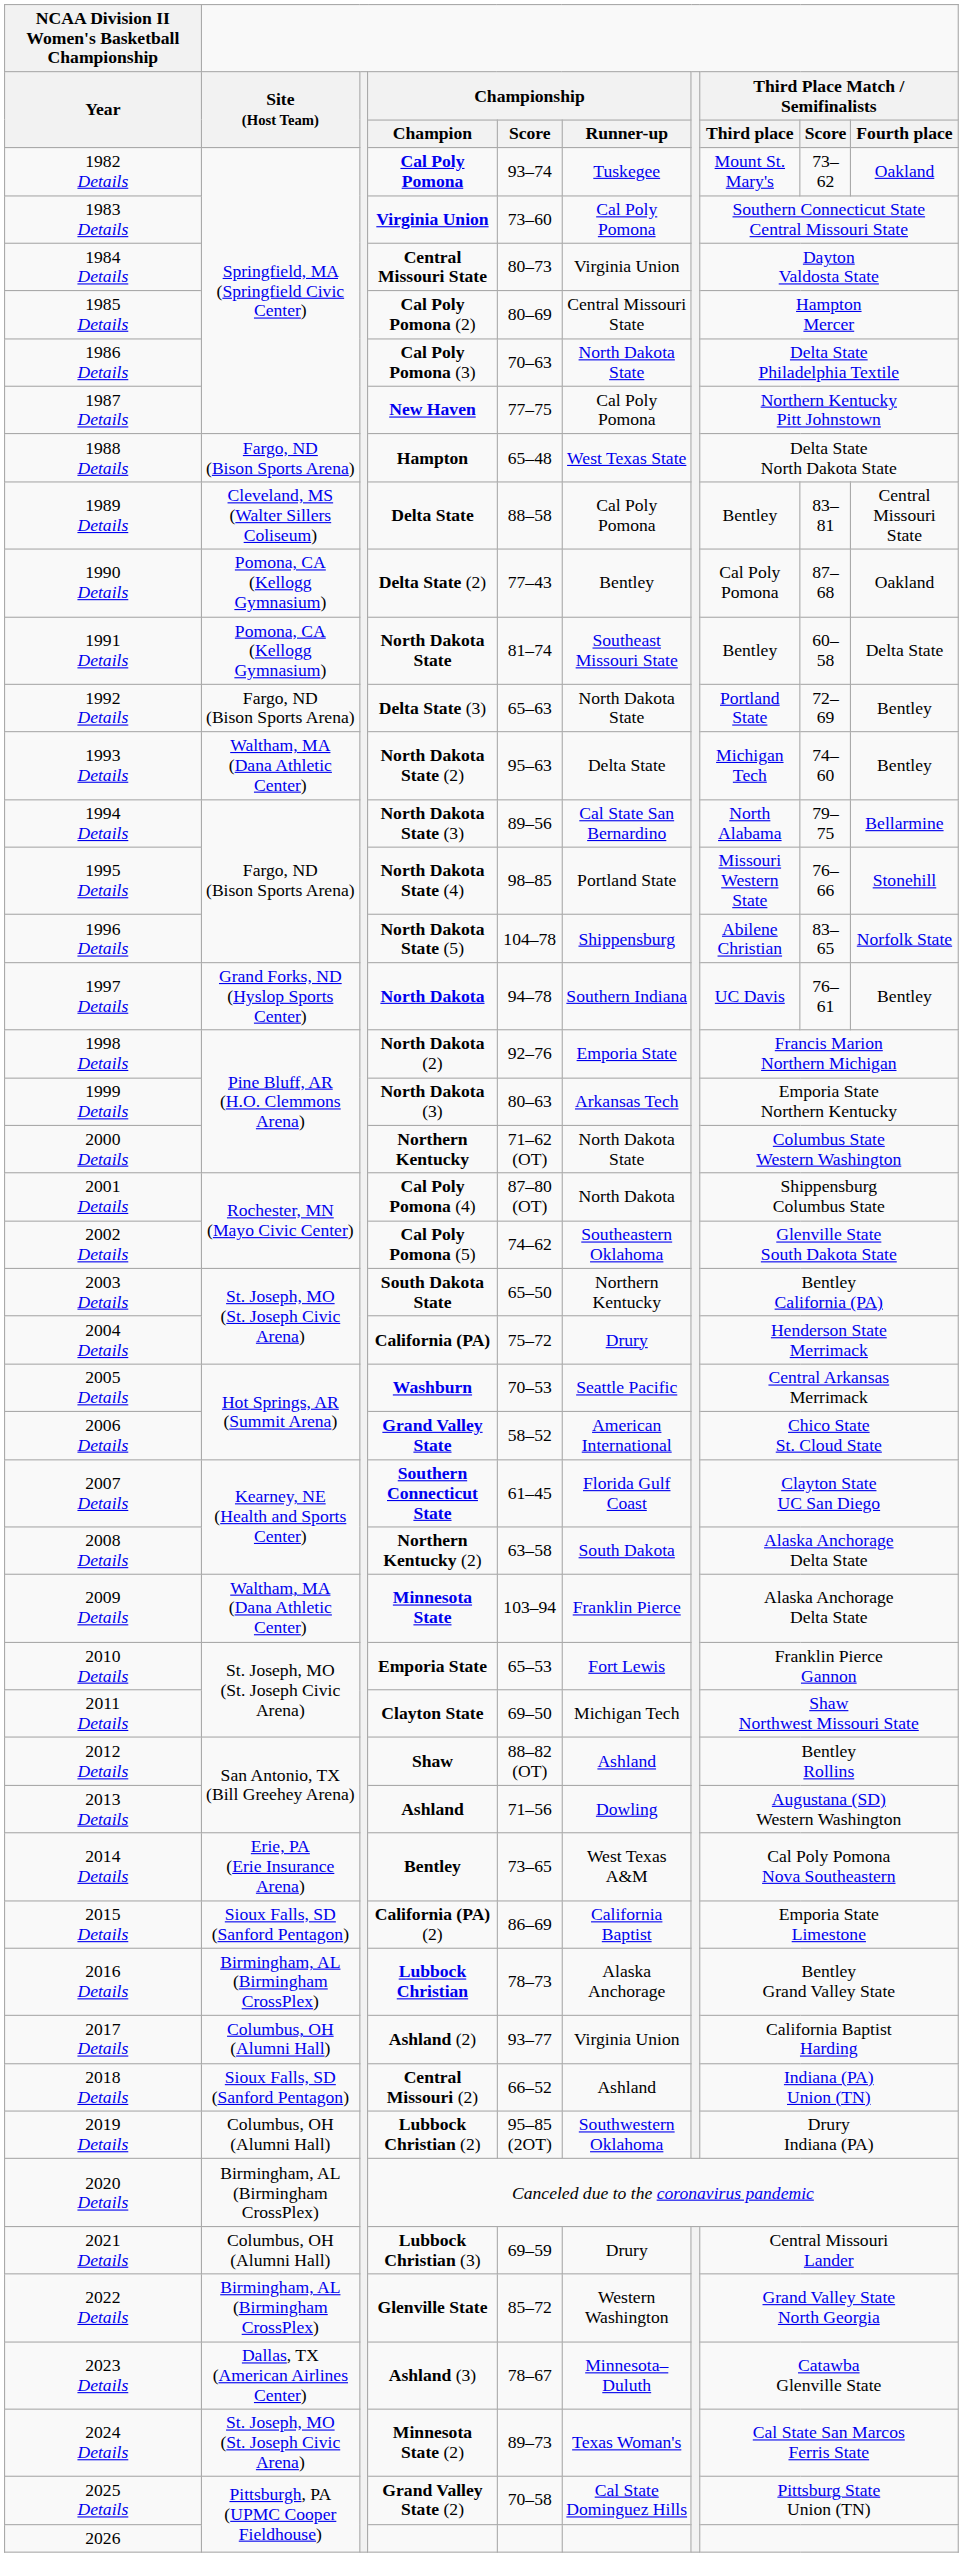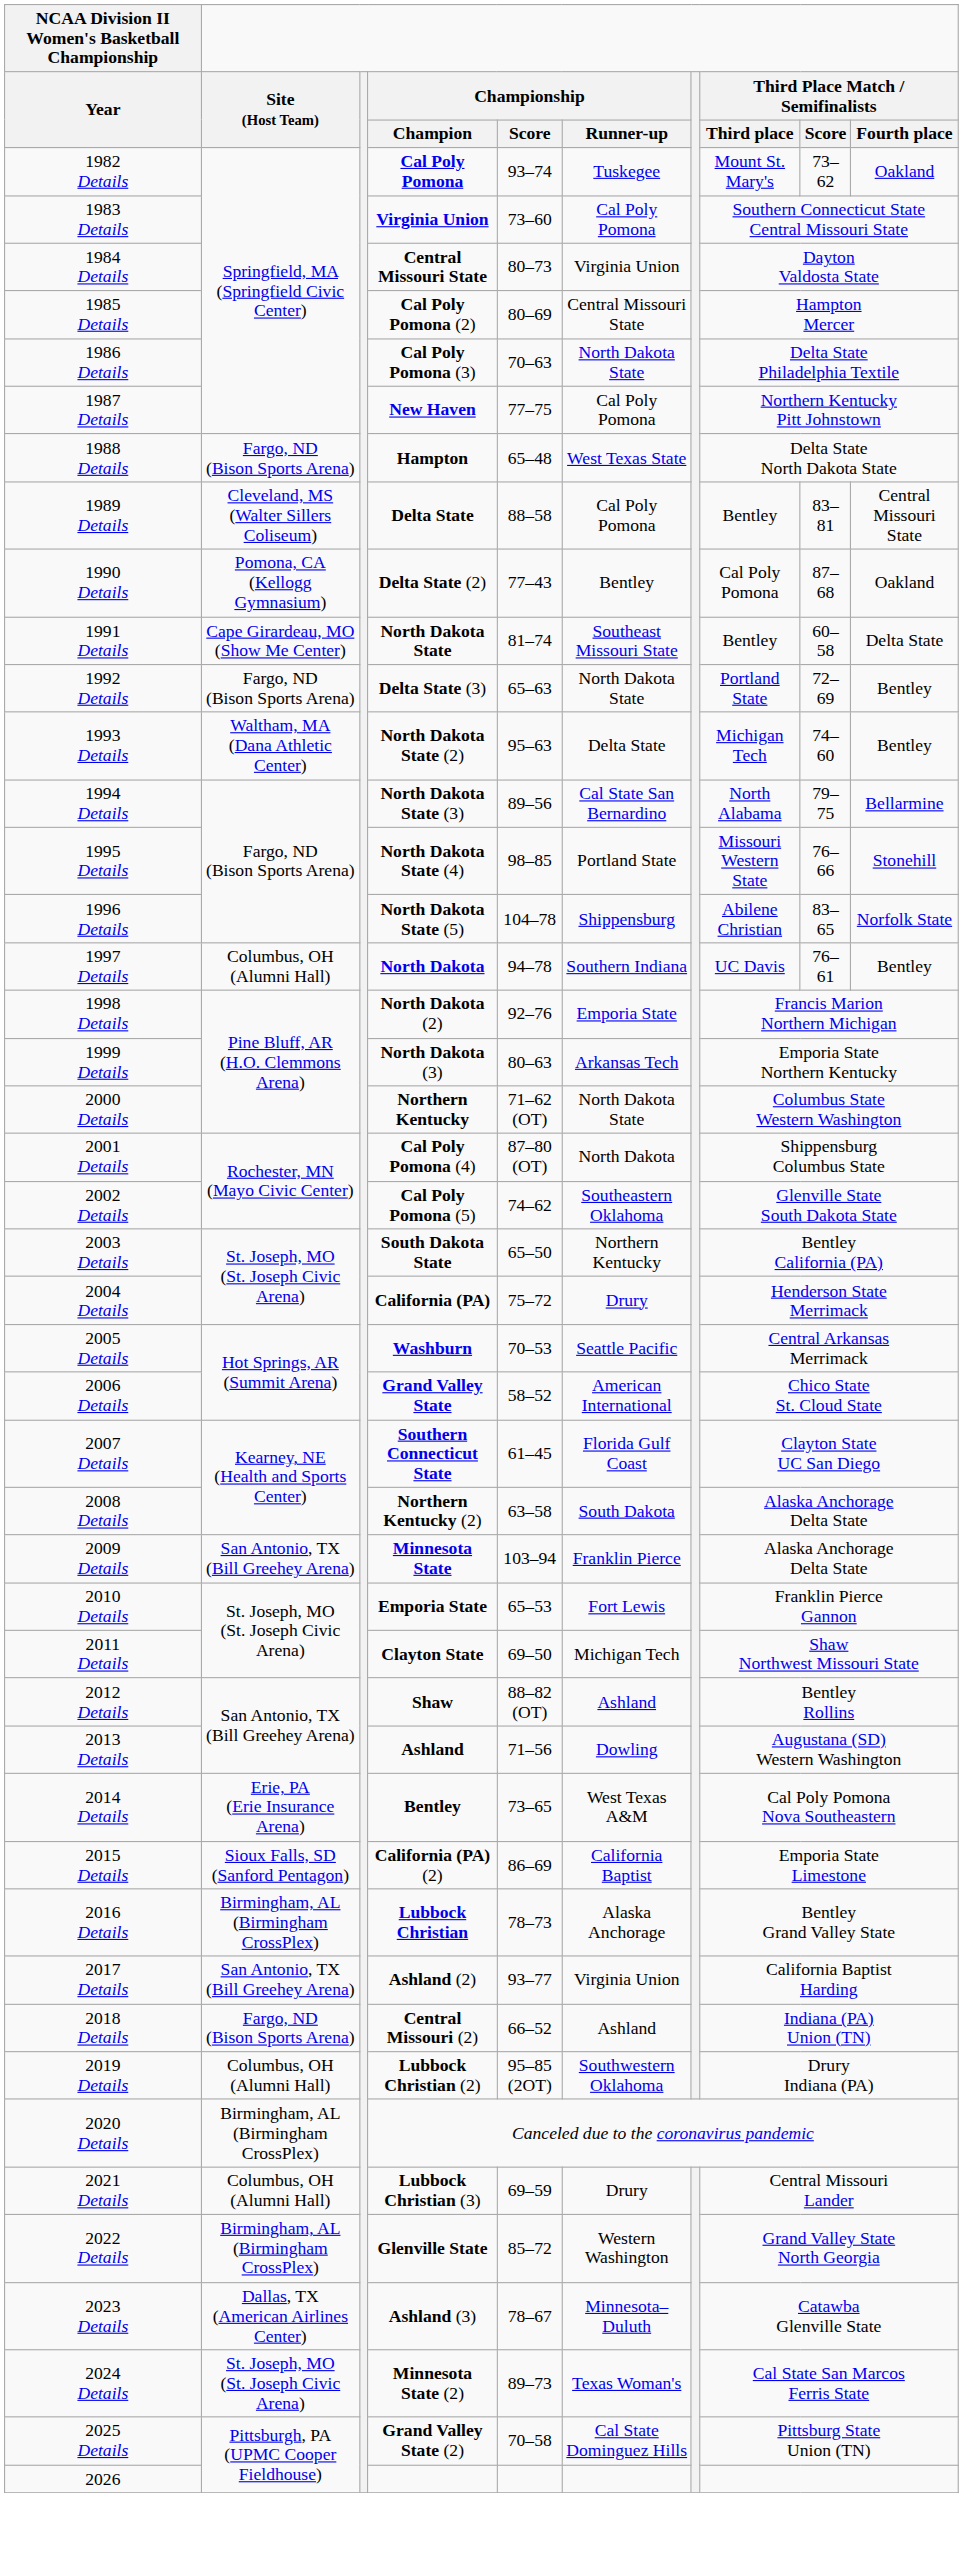(280, 650) Pomona, CA (Kellogg Gymnasium) -> (280, 640) Cape Girardeau, MO (Show Me Center)
(280, 996) Grand Forks, ND (Hyslop Sports Center) -> (280, 966) Columbus, OH (Alumni Hall)
(280, 1608) Waltham, MA (Dana Athletic Center) -> (280, 1558) San Antonio, TX (Bill Greehey Arena)
(280, 2039) Columbus, OH (Alumni Hall) -> (280, 1980) San Antonio, TX (Bill Greehey Arena)
(280, 2087) Sioux Falls, SD (Sanford Pentagon) -> (280, 2027) Fargo, ND (Bison Sports Arena)
